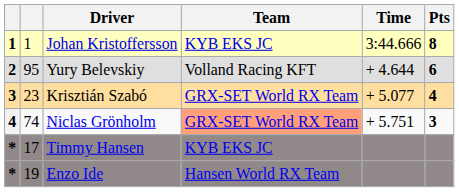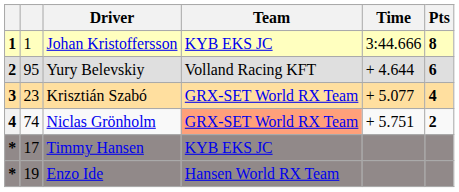(433, 121) 3 -> (433, 121) 2
